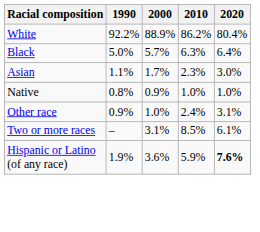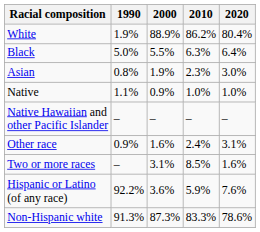(124, 34) 92.2% -> (126, 34) 1.9%
(157, 53) 5.7% -> (162, 53) 5.5%
(121, 73) 1.1% -> (126, 73) 0.8%
(157, 73) 1.7% -> (162, 73) 1.9%
(121, 92) 0.8% -> (126, 92) 1.1%
+ row: (58, 118)
(157, 112) 1.0% -> (162, 145) 1.6%
(229, 131) 6.1% -> (234, 164) 1.6%
(121, 157) 1.9% -> (129, 191) 92.2%
(230, 157) bold -> (234, 191) normal
+ row: (55, 217)
